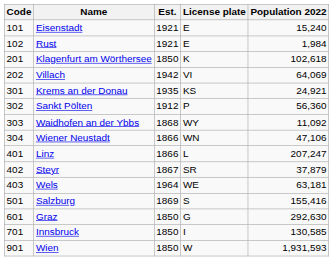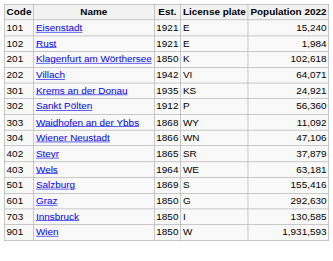(311, 75) 64,069 -> (311, 75) 64,071
- row: (45, 153)
(167, 169) 1867 -> (167, 153) 1865
(15, 232) 701 -> (15, 216) 703
